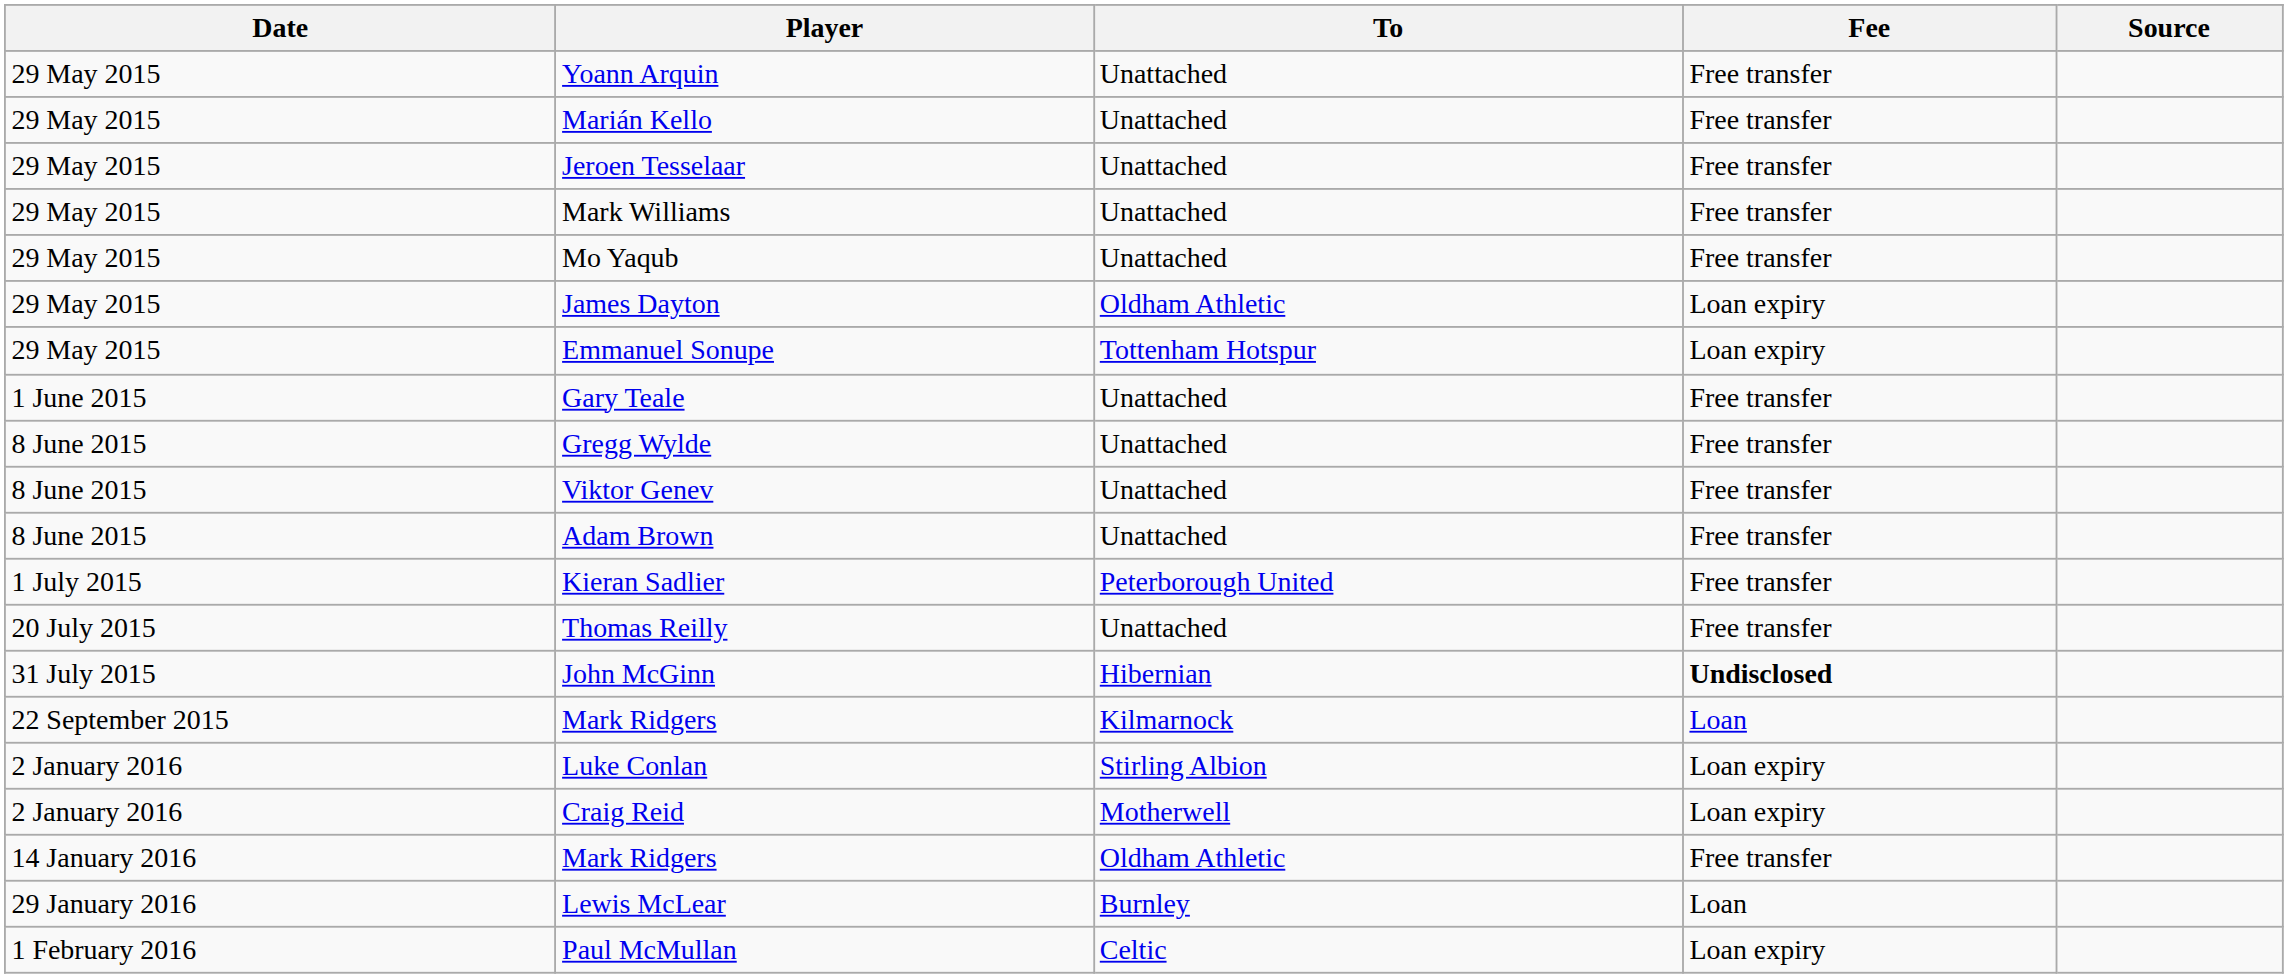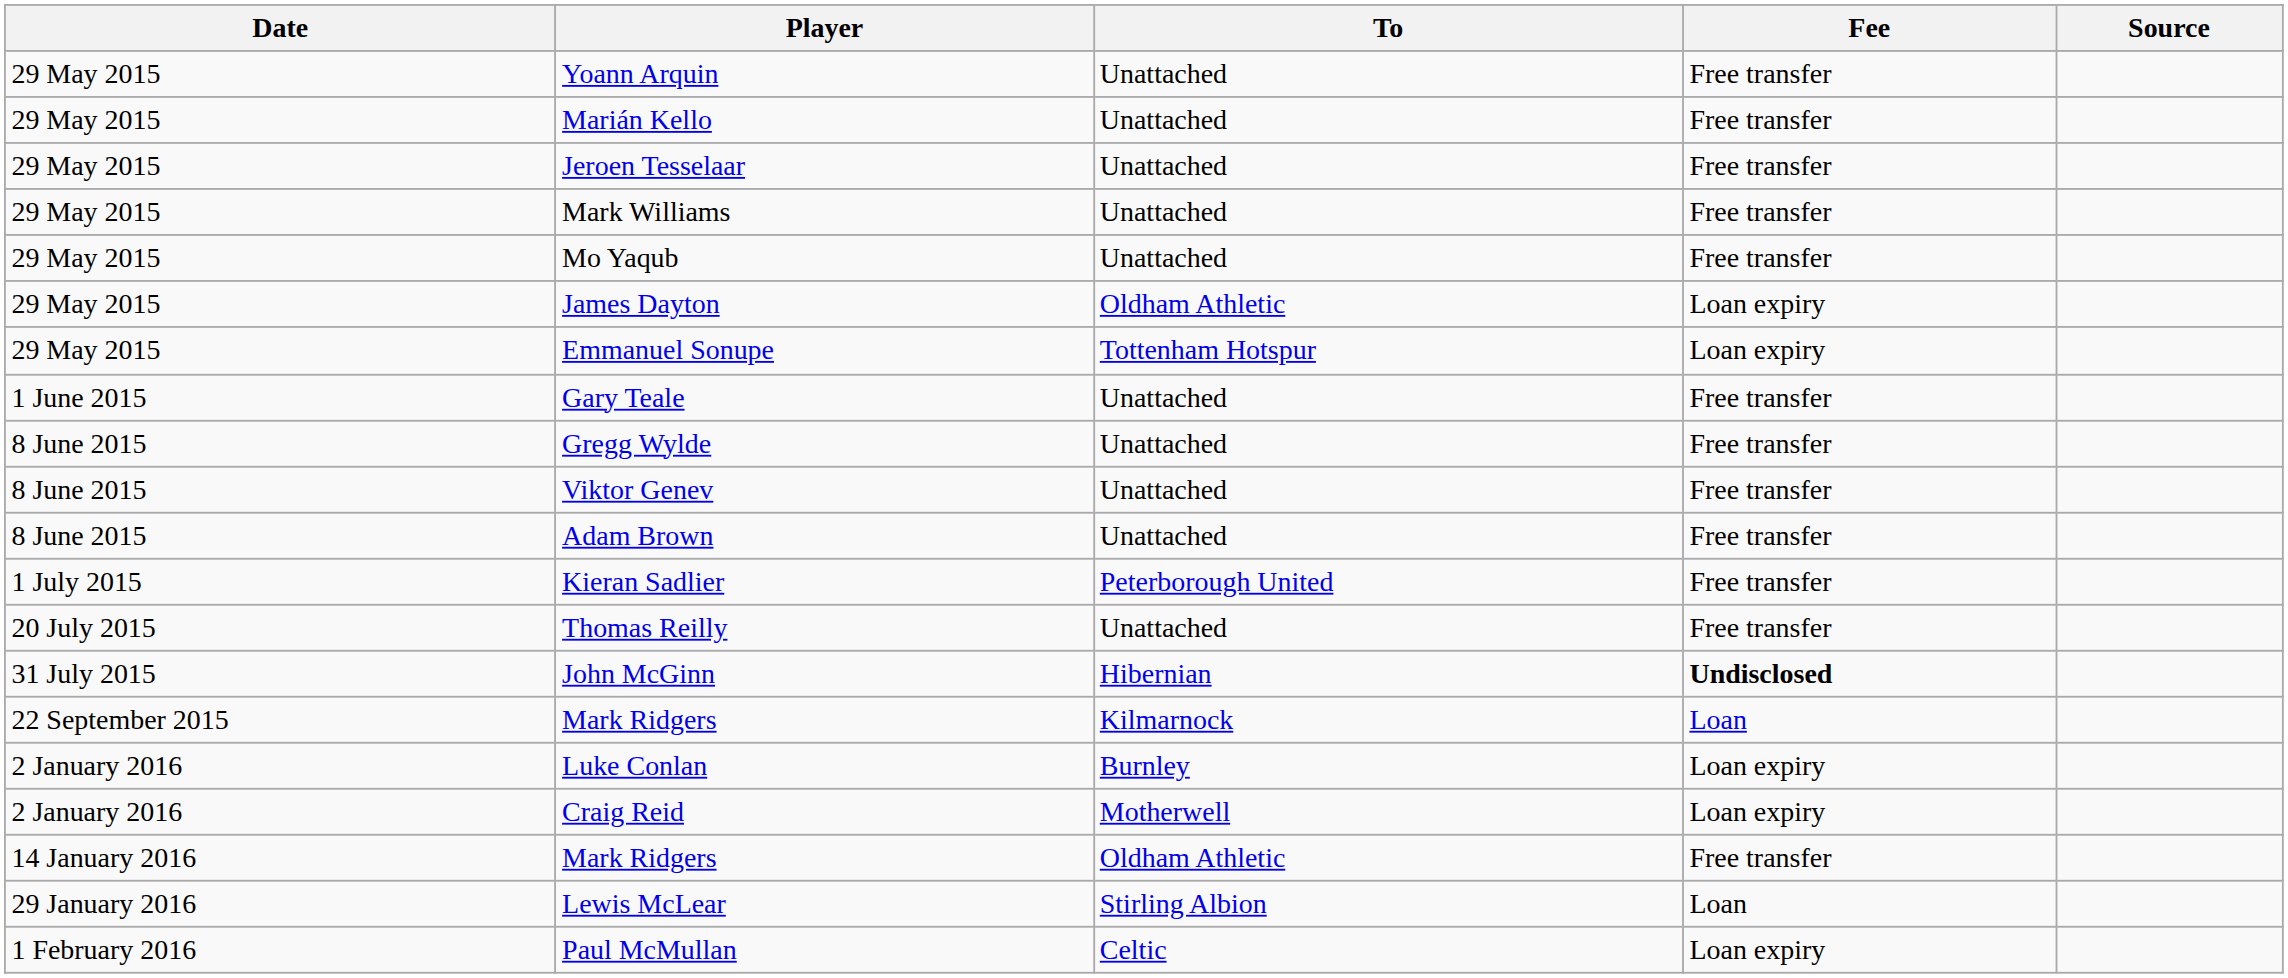(1183, 765) Stirling Albion -> (1145, 765) Burnley
(1145, 903) Burnley -> (1183, 903) Stirling Albion
